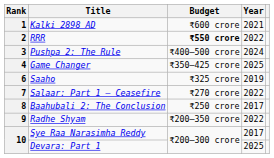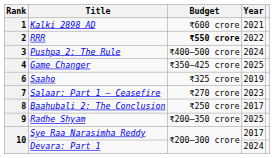(254, 92) 2022 -> (254, 92) 2023
(254, 120) 2022 -> (254, 120) 2025
(254, 147) 2025 -> (254, 147) 2024
